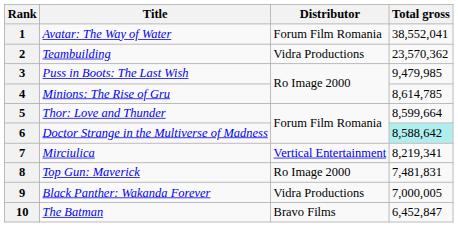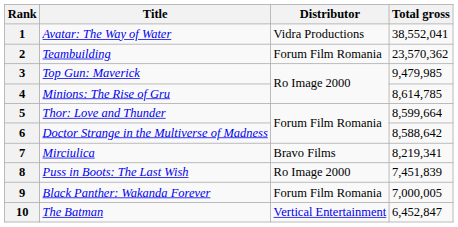(328, 34) Forum Film Romania -> (319, 34) Vidra Productions
(319, 53) Vidra Productions -> (328, 53) Forum Film Romania
(116, 73) Puss in Boots: The Last Wish -> (91, 73) Top Gun: Maverick
(417, 133) paleturquoise background -> (417, 133) no background
(330, 152) Vertical Entertainment -> (305, 152) Bravo Films
(91, 172) Top Gun: Maverick -> (116, 172) Puss in Boots: The Last Wish
(417, 172) 7,481,831 -> (417, 172) 7,451,839
(319, 192) Vidra Productions -> (328, 192) Forum Film Romania
(305, 212) Bravo Films -> (330, 212) Vertical Entertainment
